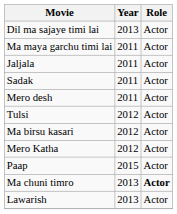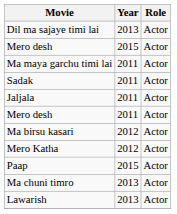+ row: (30, 47)
rows swapped: (20, 81) <-> (20, 64)
- row: (18, 115)
(157, 183) bold -> (156, 183) normal
